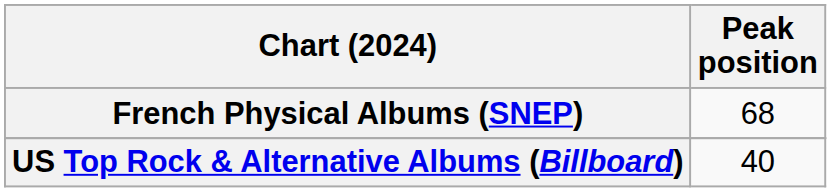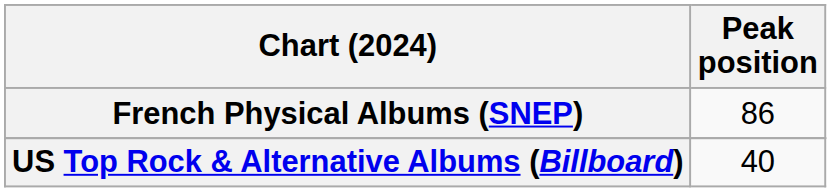(758, 112) 68 -> (758, 112) 86
